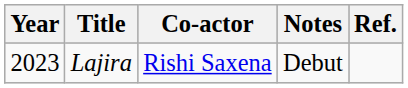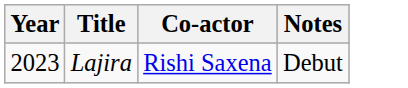- column: (375, 23)
